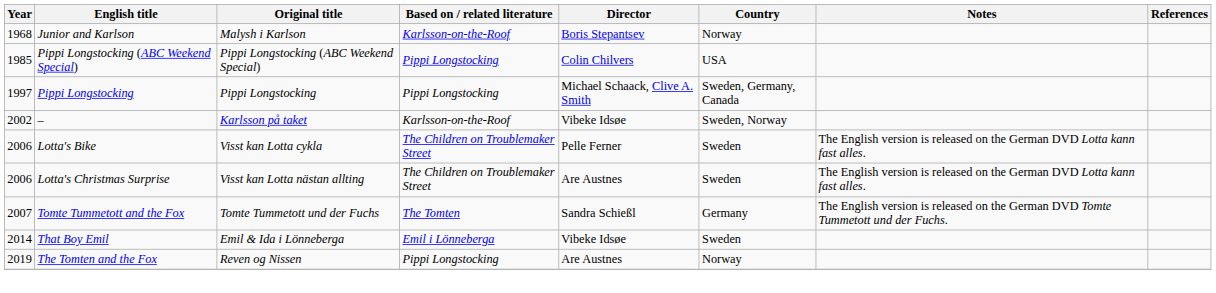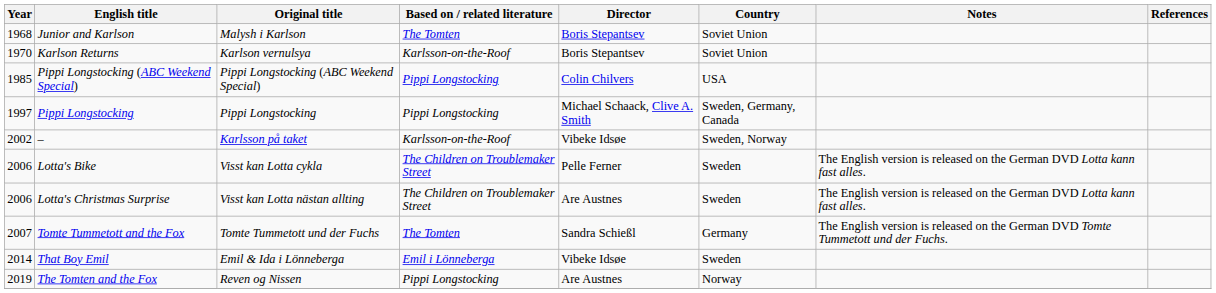(456, 33) Karlsson-on-the-Roof -> (431, 33) The Tomten
(722, 33) Norway -> (735, 33) Soviet Union
+ row: (78, 53)
